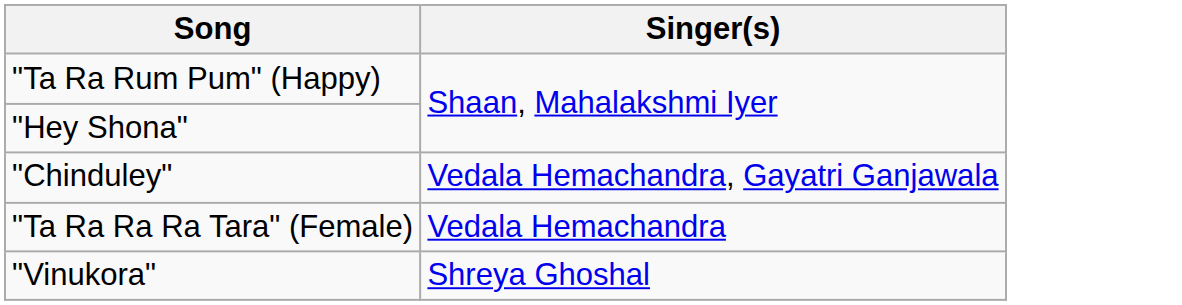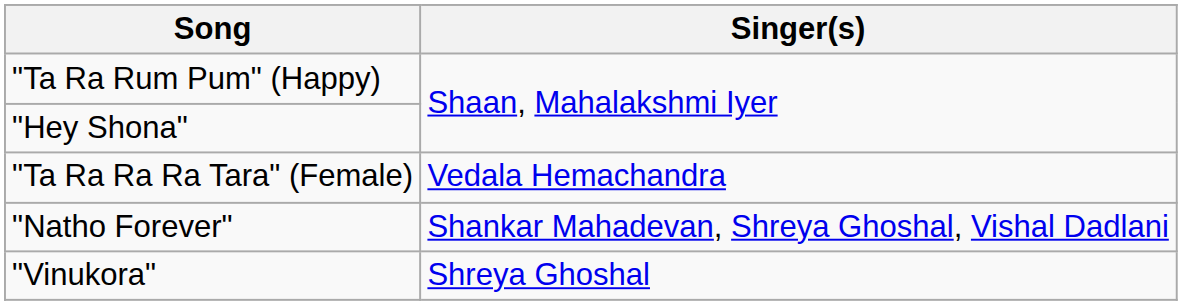- row: (92, 176)
+ row: (122, 226)
